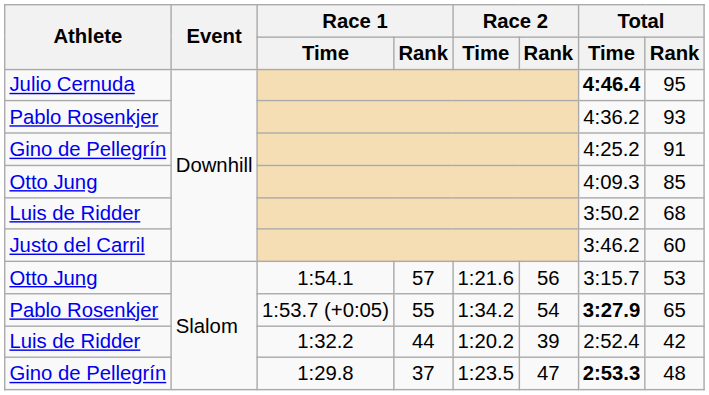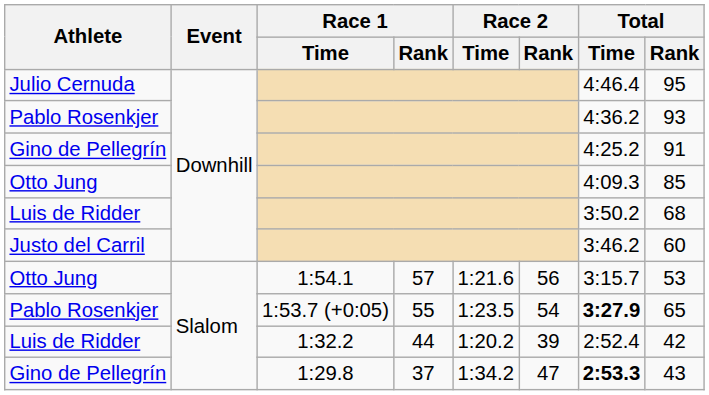(611, 85) bold -> (611, 85) normal
(486, 310) 1:34.2 -> (486, 310) 1:23.5
(486, 374) 1:23.5 -> (486, 374) 1:34.2
(675, 374) 48 -> (675, 374) 43
